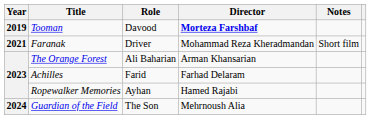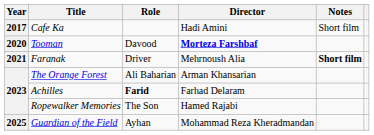+ row: (47, 28)
(17, 28) 2019 -> (17, 43) 2020
(247, 43) Mohammad Reza Kheradmandan -> (213, 59) Mehrnoush Alia
(339, 43) normal -> (340, 59) bold
(136, 75) normal -> (137, 91) bold
(138, 91) Ayhan -> (142, 106) The Son
(17, 106) 2024 -> (17, 122) 2025
(142, 106) The Son -> (138, 122) Ayhan
(213, 106) Mehrnoush Alia -> (247, 122) Mohammad Reza Kheradmandan
